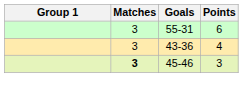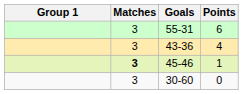(219, 64) 3 -> (219, 64) 1
+ row: (180, 81)
